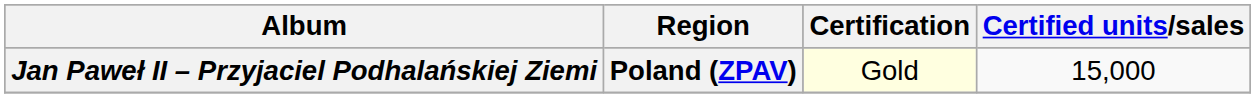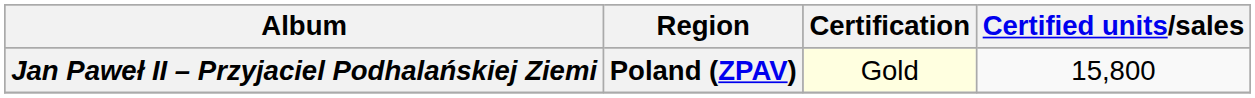(1113, 69) 15,000 -> (1113, 69) 15,800
